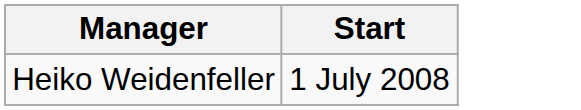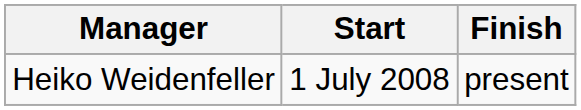+ column: (516, 29)
